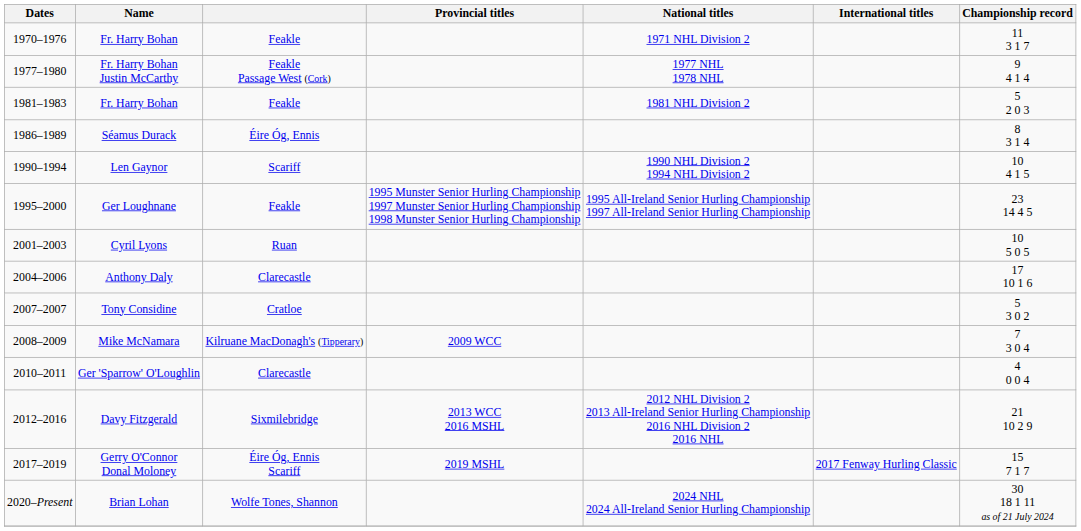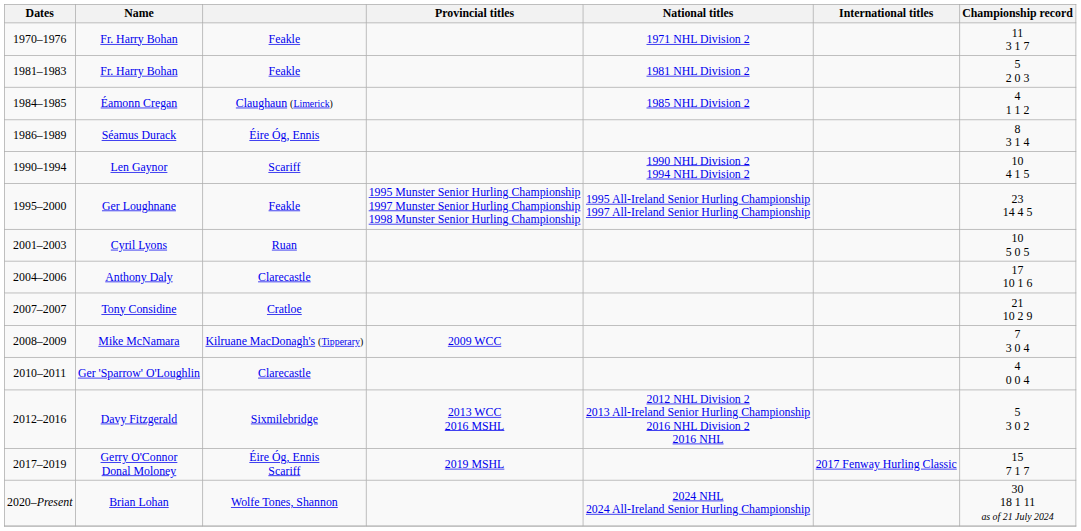- row: (40, 71)
+ row: (40, 103)
(1018, 309) 5 3 0 2 -> (1018, 309) 21 10 2 9
(1018, 419) 21 10 2 9 -> (1018, 419) 5 3 0 2
